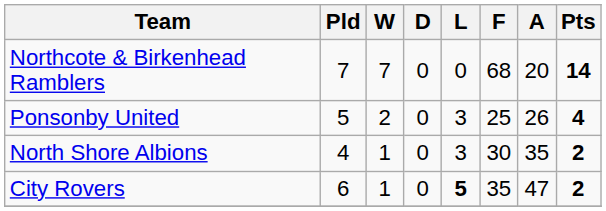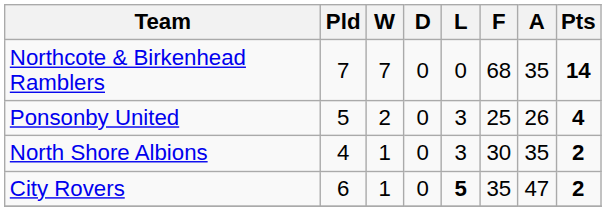(537, 69) 20 -> (537, 69) 35
